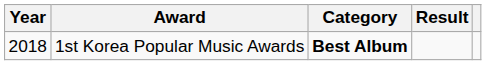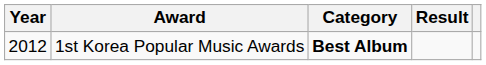(28, 45) 2018 -> (28, 45) 2012
